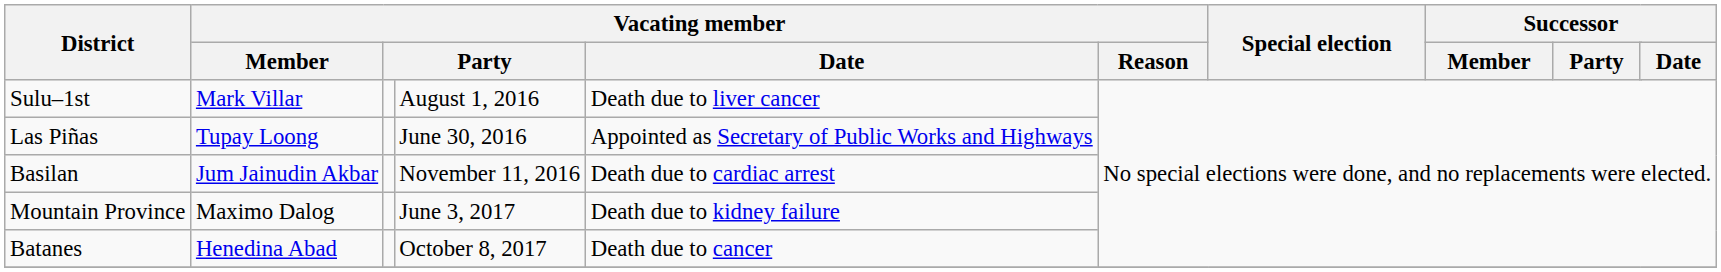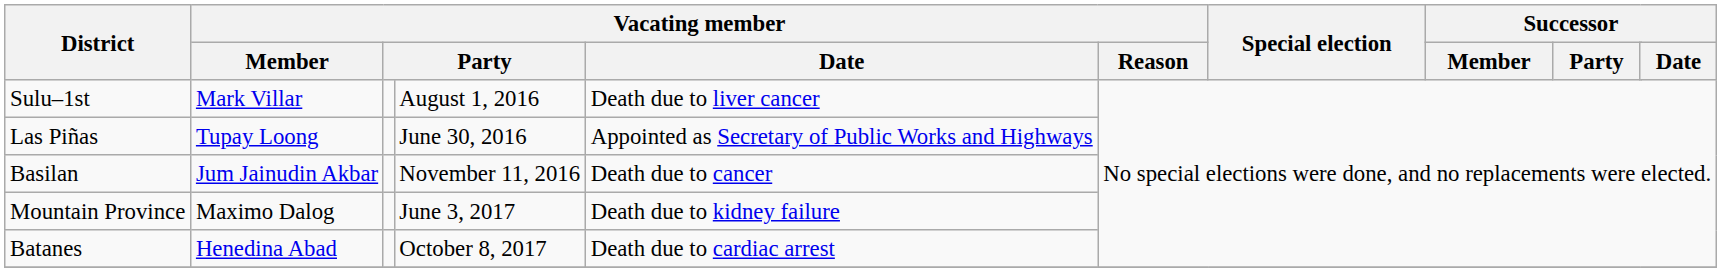(713, 173) Death due to cardiac arrest -> (681, 173) Death due to cancer
(681, 249) Death due to cancer -> (713, 249) Death due to cardiac arrest
